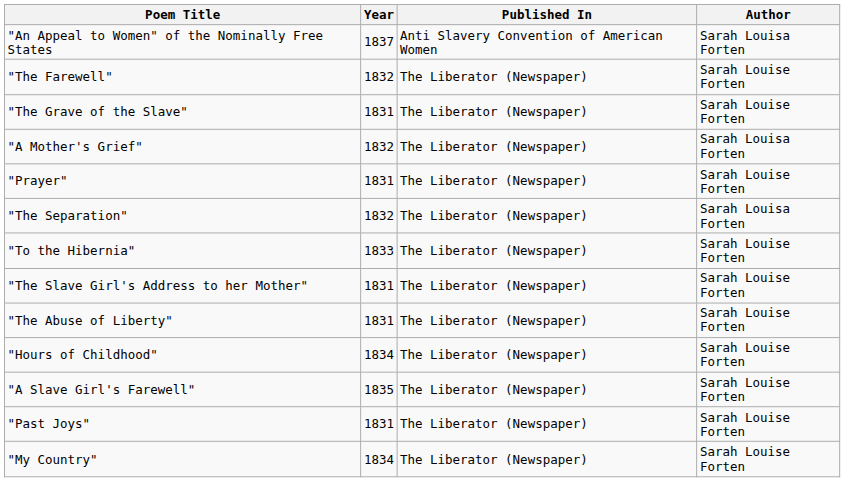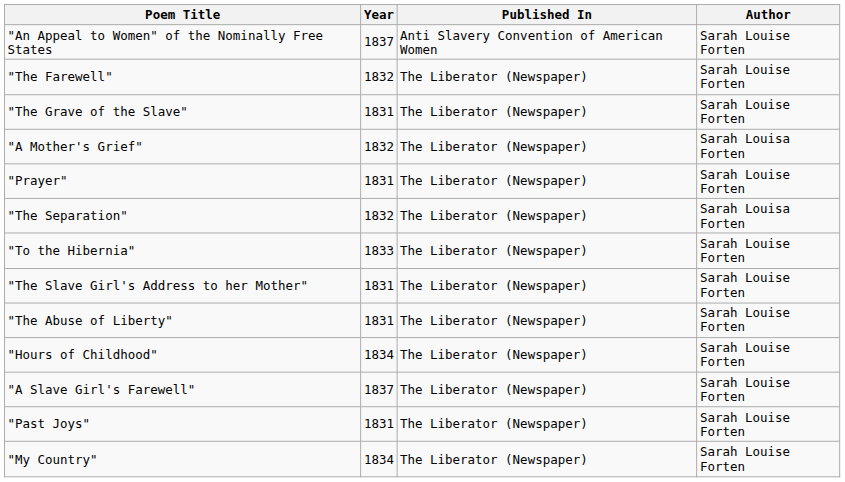(745, 42) Sarah Louisa Forten -> (745, 42) Sarah Louise Forten
(379, 390) 1835 -> (379, 390) 1837
